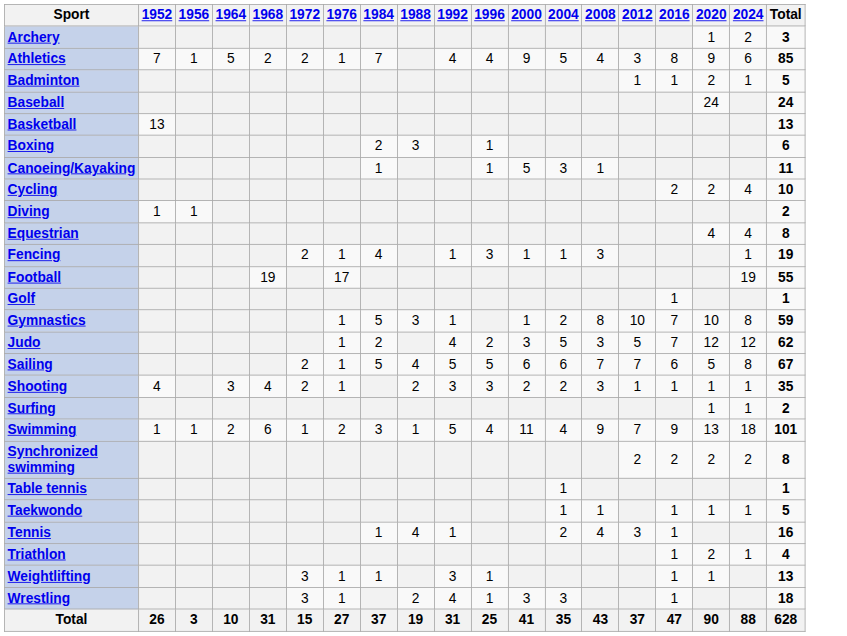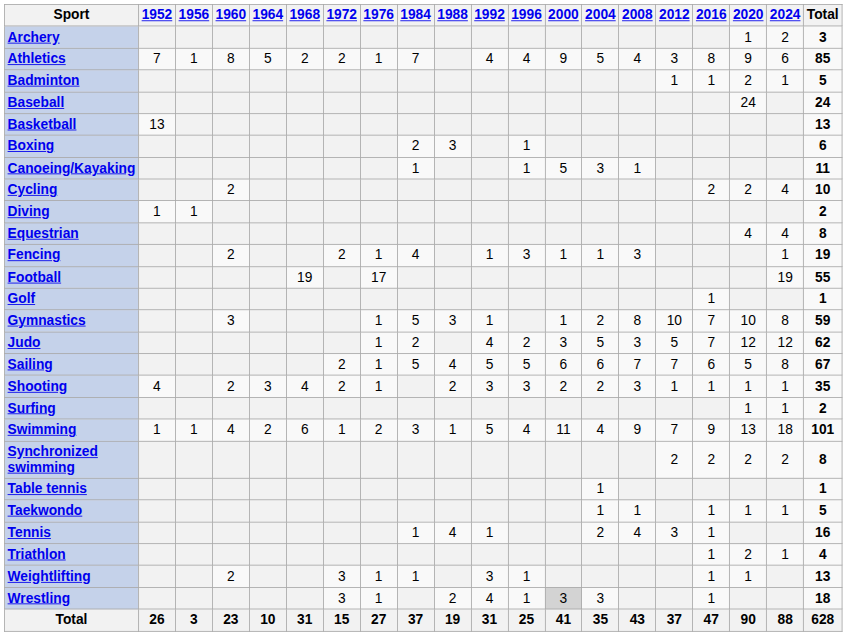+ column: (231, 15)
(526, 598) no background -> (563, 598) lightgrey background
